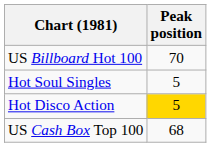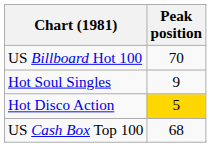(176, 81) 5 -> (176, 81) 9
